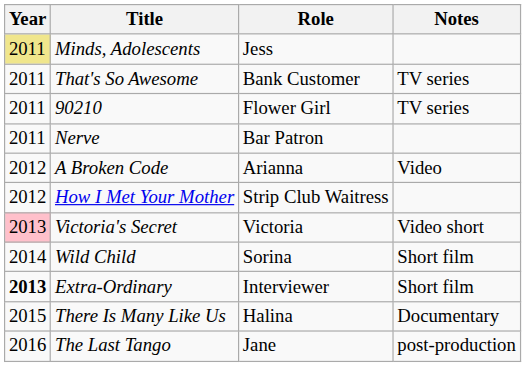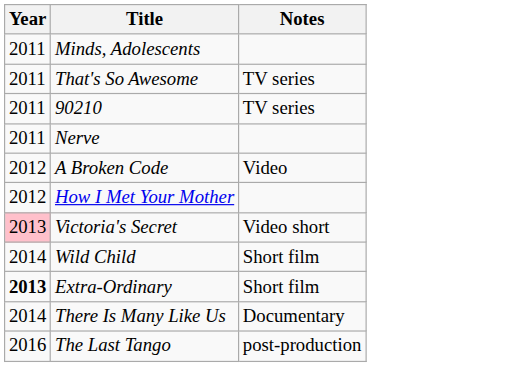- column: (316, 19)
(27, 49) khaki background -> (27, 49) no background
(28, 316) 2015 -> (28, 316) 2014
